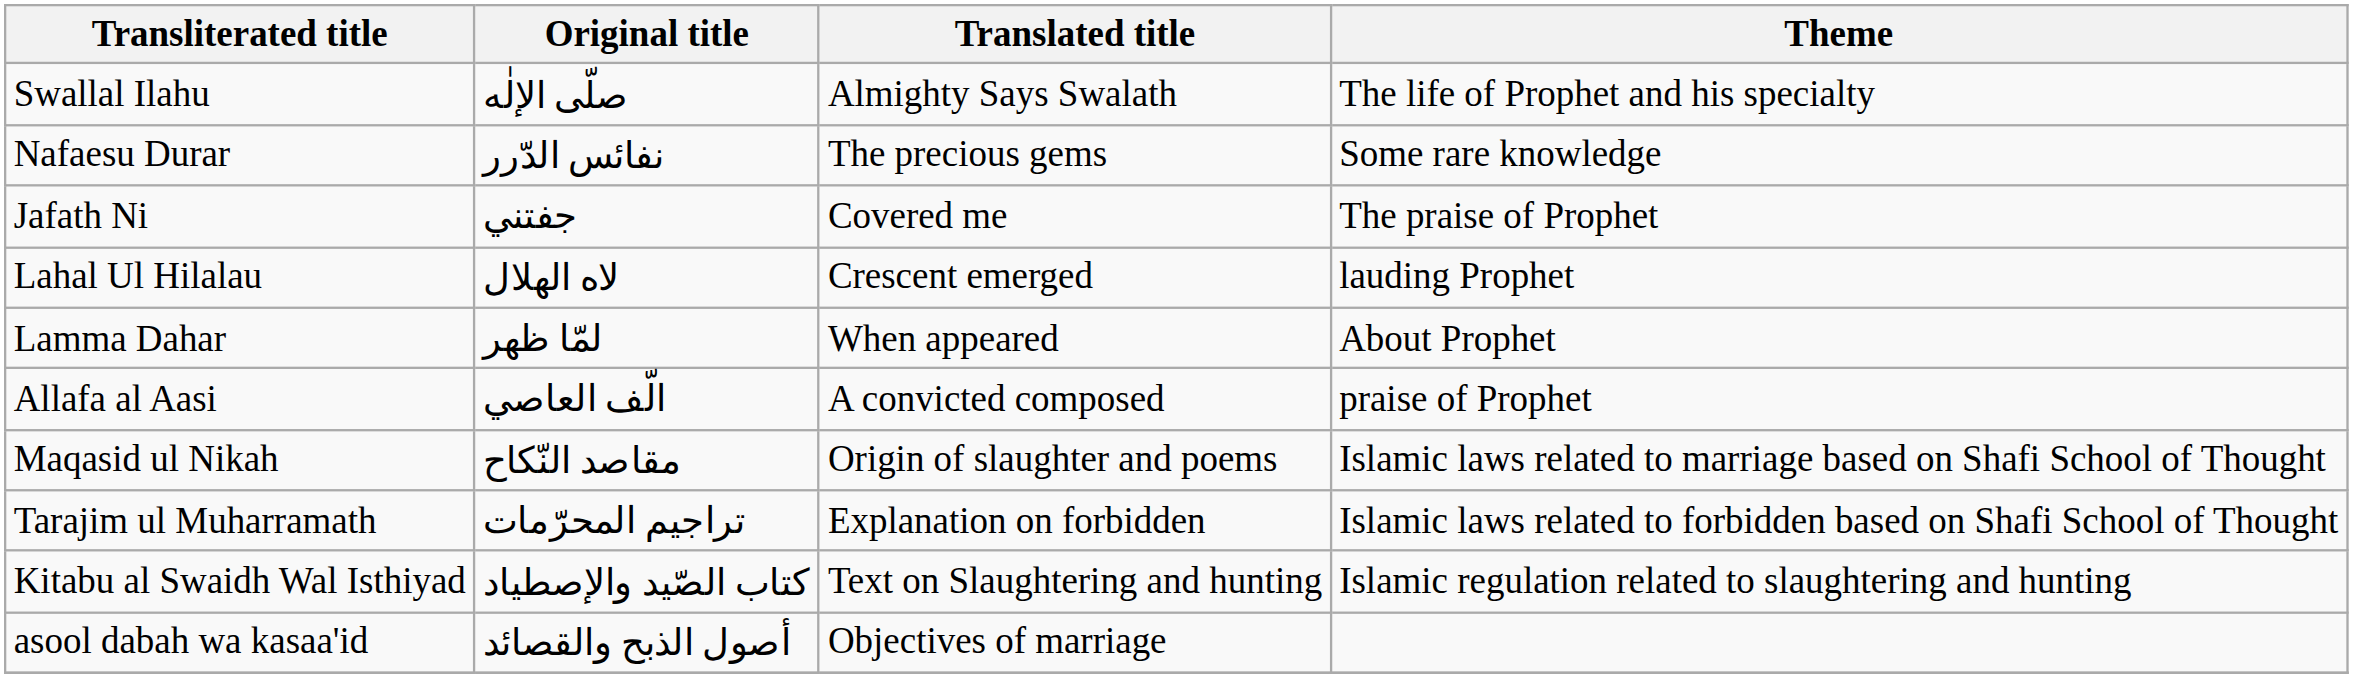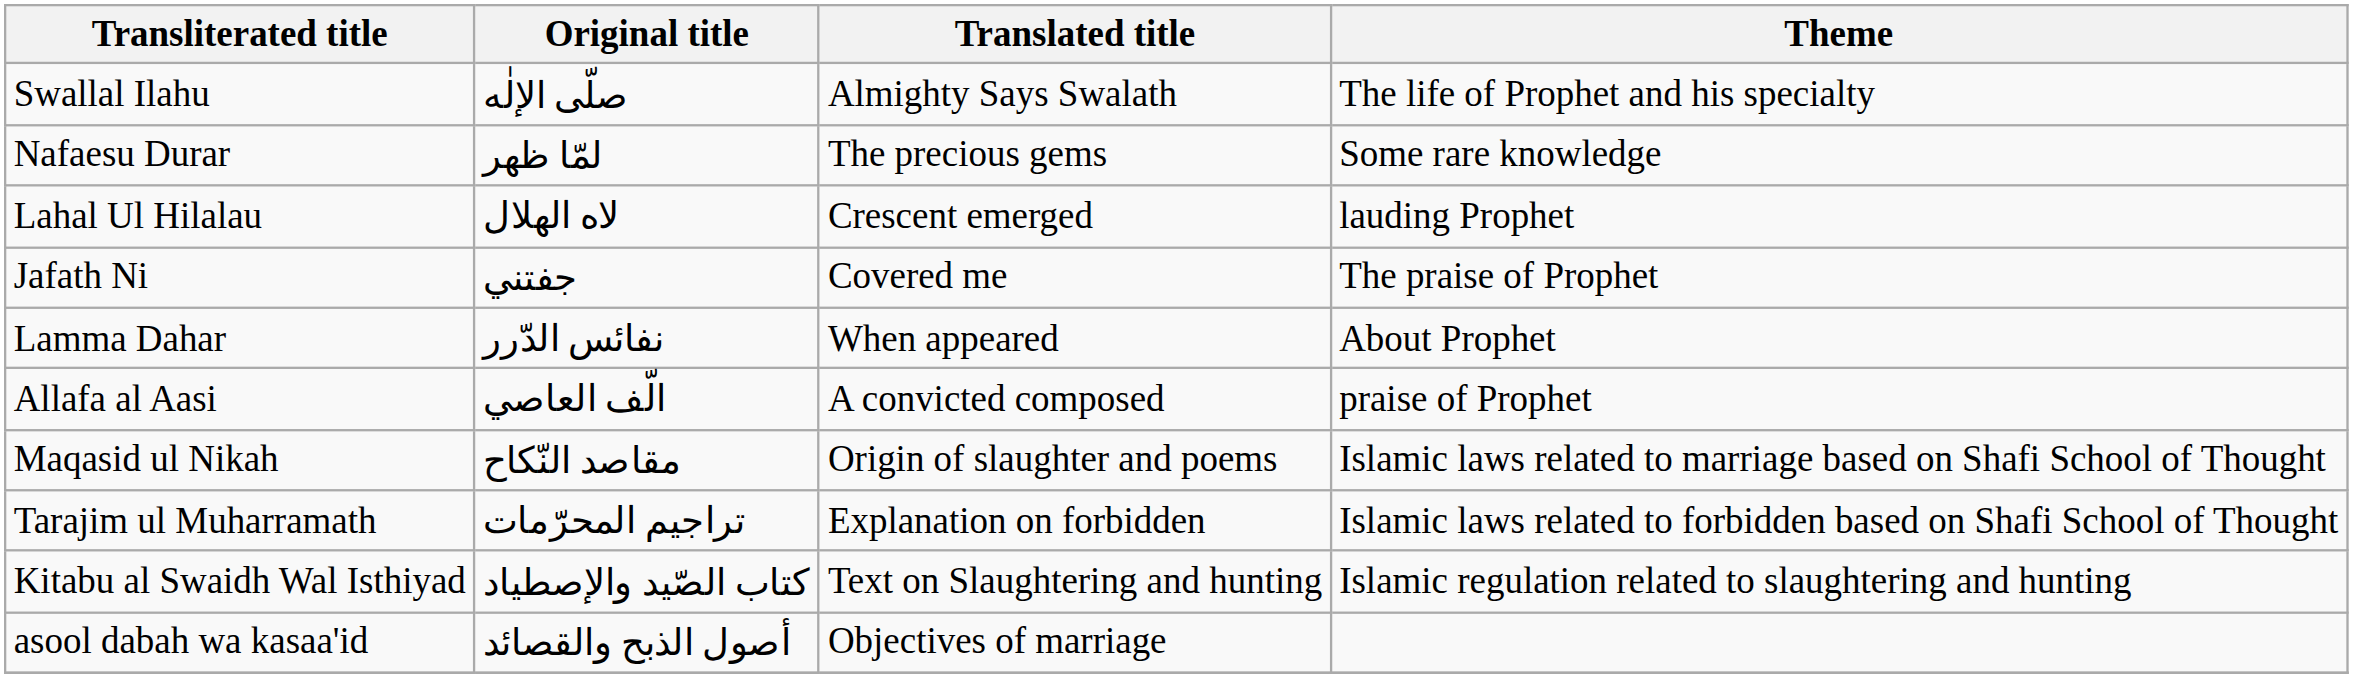(573, 155) نفائس الدّرر -> (543, 155) لمّا ظهر
rows swapped: (138, 276) <-> (81, 215)
(543, 338) لمّا ظهر -> (573, 338) نفائس الدّرر
